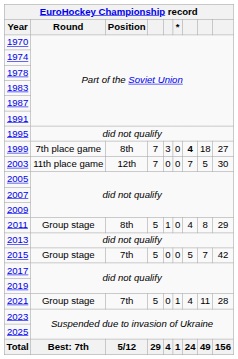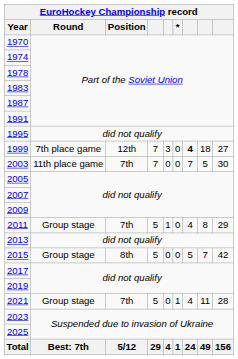(127, 149) 8th -> (127, 149) 12th
(127, 164) 12th -> (127, 164) 7th
(127, 225) 8th -> (127, 225) 7th
(127, 255) 7th -> (127, 255) 8th
